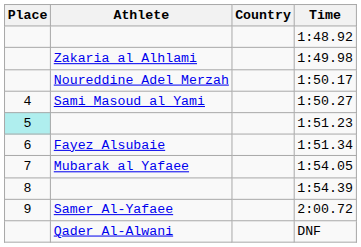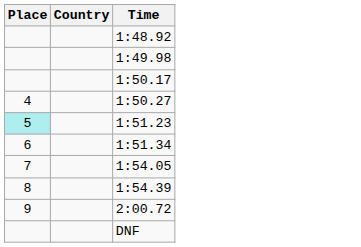- column: (141, 15)
